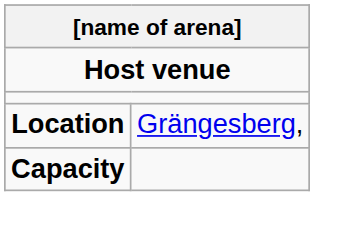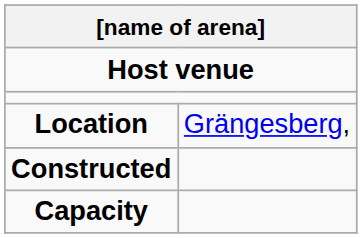+ row: (91, 168)
